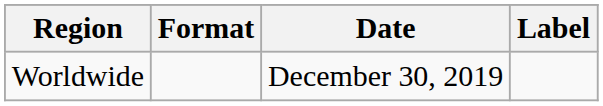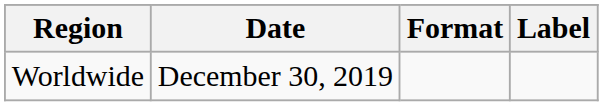columns swapped: (386, 28) <-> (206, 28)
